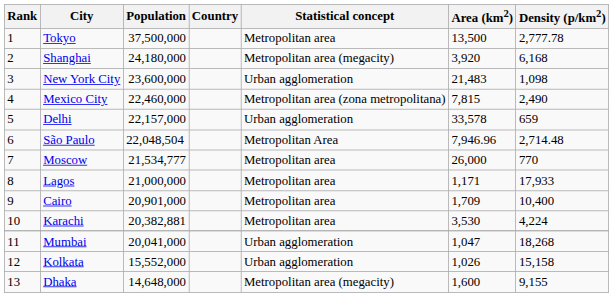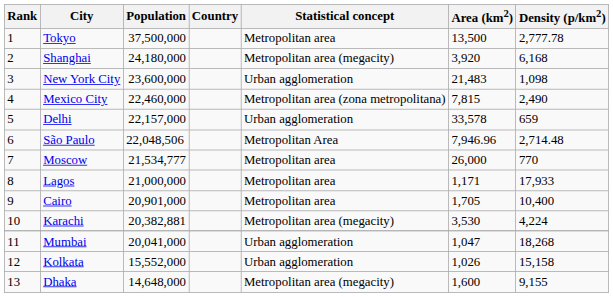(155, 139) 22,048,504 -> (155, 139) 22,048,506
(466, 200) 1,709 -> (466, 200) 1,705
(290, 221) Metropolitan area -> (319, 221) Metropolitan area (megacity)
